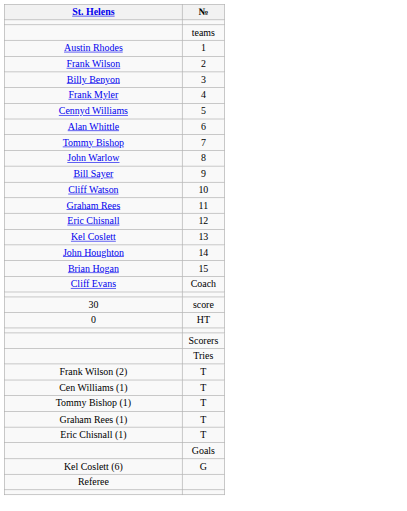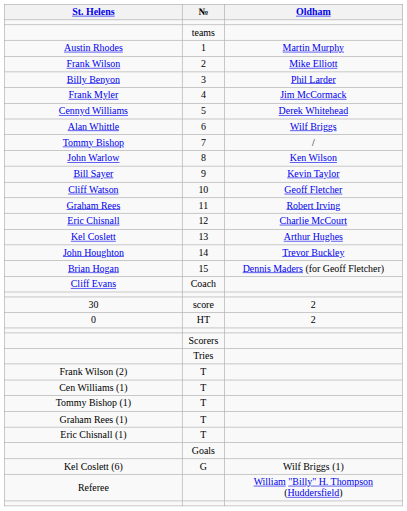+ column: (313, 12)
